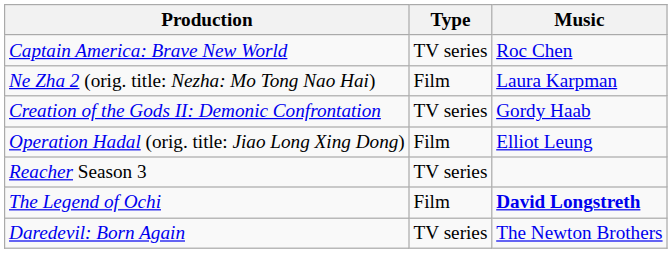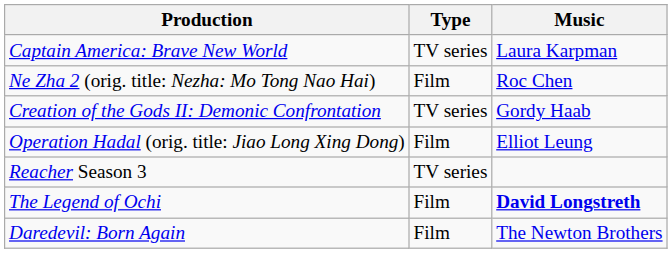(534, 50) Roc Chen -> (557, 50) Laura Karpman
(557, 80) Laura Karpman -> (534, 80) Roc Chen
(450, 232) TV series -> (432, 232) Film
